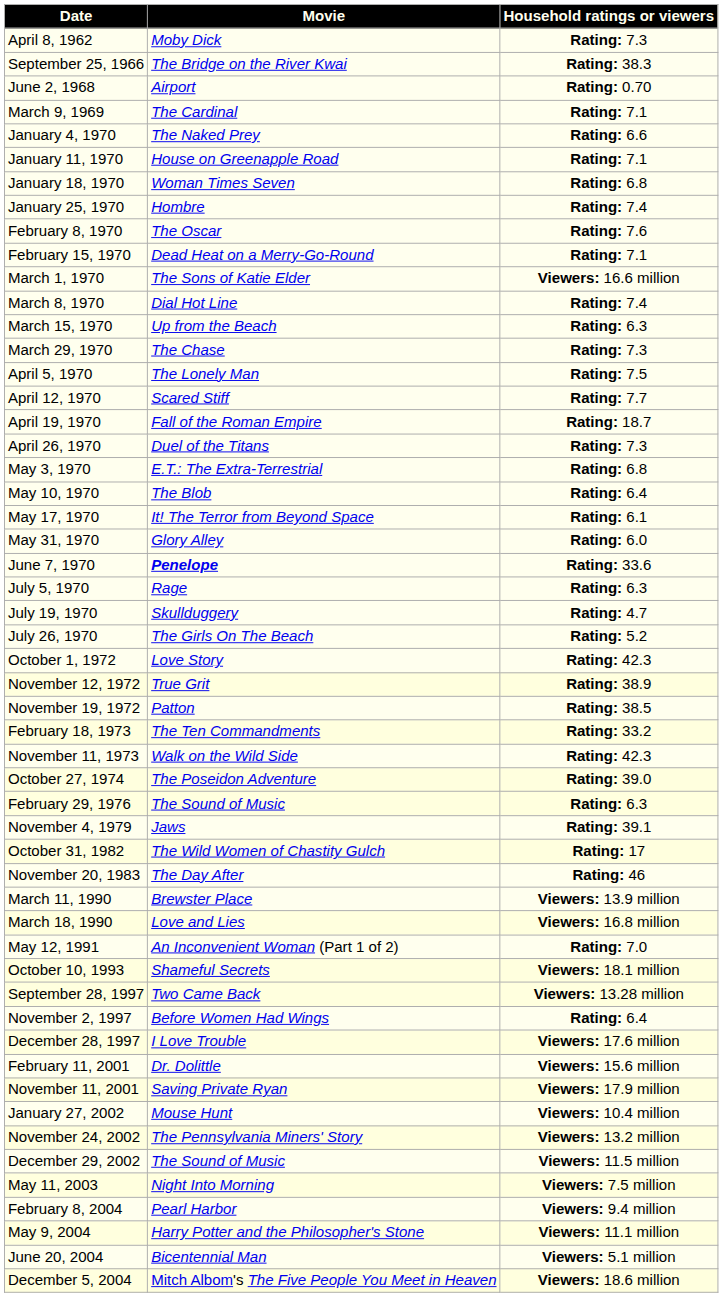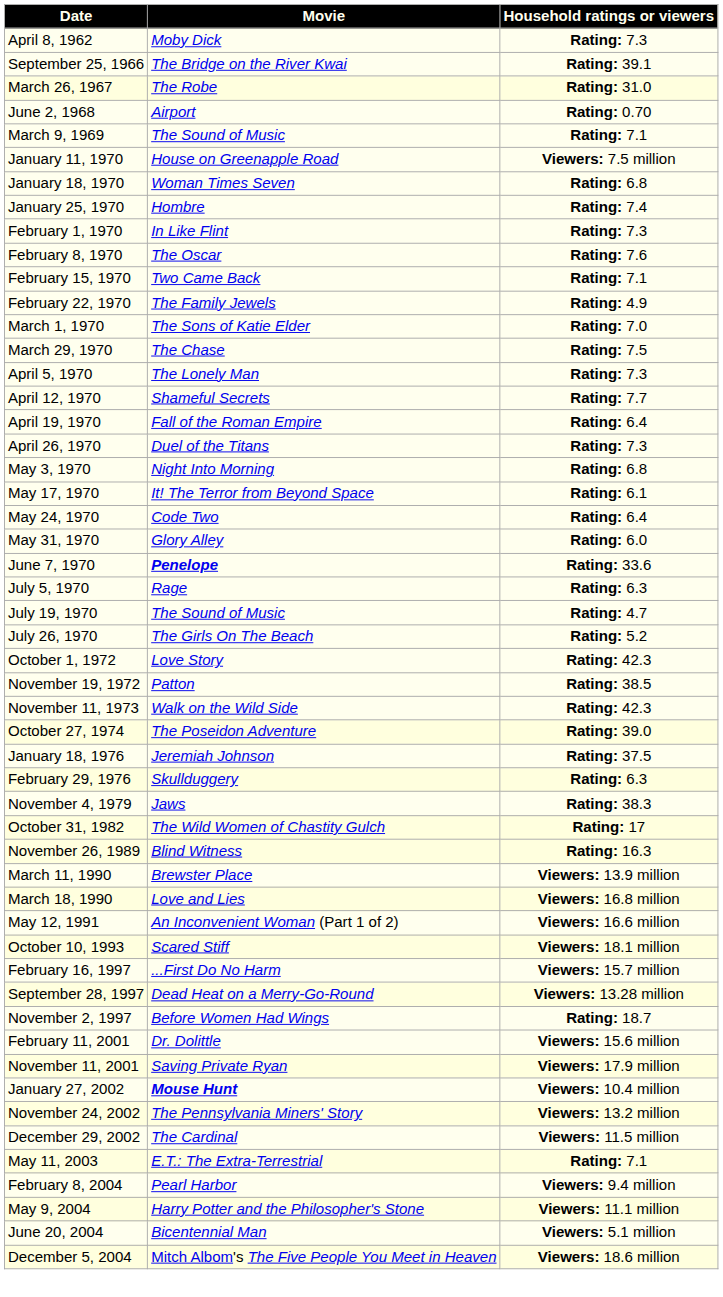(609, 64) Rating: 38.3 -> (609, 64) Rating: 39.1
+ row: (60, 87)
(194, 111) The Cardinal -> (218, 135) The Sound of Music
- row: (62, 135)
(609, 159) Rating: 7.1 -> (609, 159) Viewers: 7.5 million
+ row: (65, 231)
(262, 254) Dead Heat on a Merry-Go-Round -> (206, 278) Two Came Back
+ row: (69, 302)
(609, 278) Viewers: 16.6 million -> (609, 326) Rating: 7.0
- row: (56, 302)
- row: (60, 326)
(609, 350) Rating: 7.3 -> (609, 350) Rating: 7.5
(609, 374) Rating: 7.5 -> (609, 374) Rating: 7.3
(190, 398) Scared Stiff -> (211, 398) Shameful Secrets
(609, 421) Rating: 18.7 -> (609, 421) Rating: 6.4
(237, 469) E.T.: The Extra-Terrestrial -> (213, 469) Night Into Morning
- row: (54, 493)
+ row: (54, 517)
(195, 612) Skullduggery -> (218, 612) The Sound of Music
- row: (74, 684)
- row: (69, 732)
+ row: (66, 755)
(218, 803) The Sound of Music -> (195, 779) Skullduggery
(609, 827) Rating: 39.1 -> (609, 803) Rating: 38.3
- row: (74, 875)
+ row: (74, 851)
(609, 946) Rating: 7.0 -> (609, 922) Viewers: 16.6 million
(211, 970) Shameful Secrets -> (190, 946) Scared Stiff
+ row: (69, 970)
(206, 994) Two Came Back -> (262, 994) Dead Heat on a Merry-Go-Round
(609, 1018) Rating: 6.4 -> (609, 1018) Rating: 18.7
- row: (74, 1042)
(192, 1113) normal -> (194, 1089) bold
(218, 1161) The Sound of Music -> (194, 1137) The Cardinal
(213, 1185) Night Into Morning -> (237, 1161) E.T.: The Extra-Terrestrial
(609, 1185) Viewers: 7.5 million -> (609, 1161) Rating: 7.1
